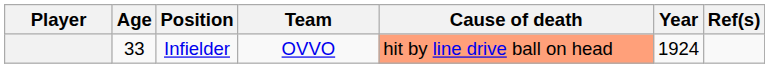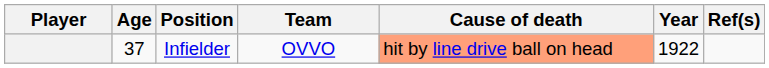(134, 49) 33 -> (134, 49) 37
(679, 49) 1924 -> (679, 49) 1922
